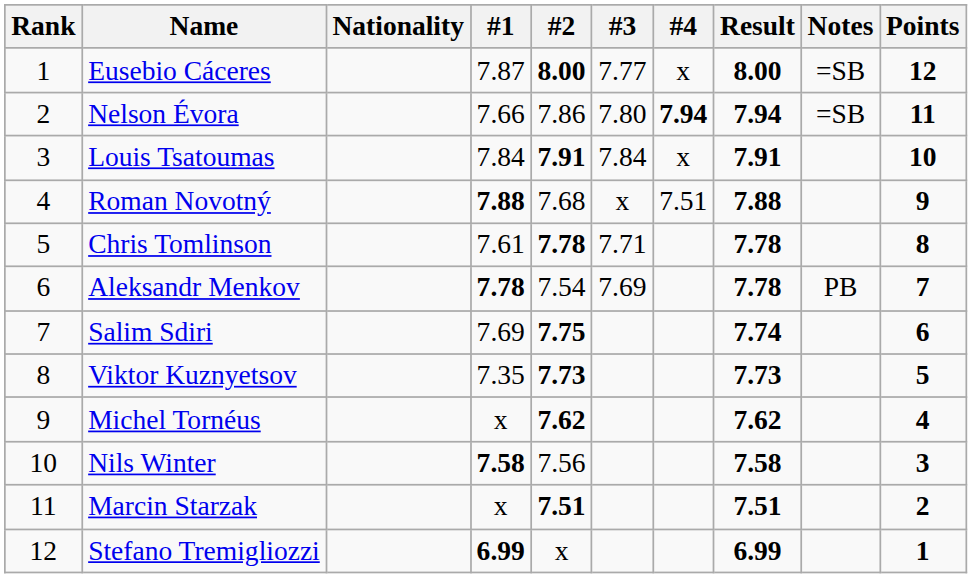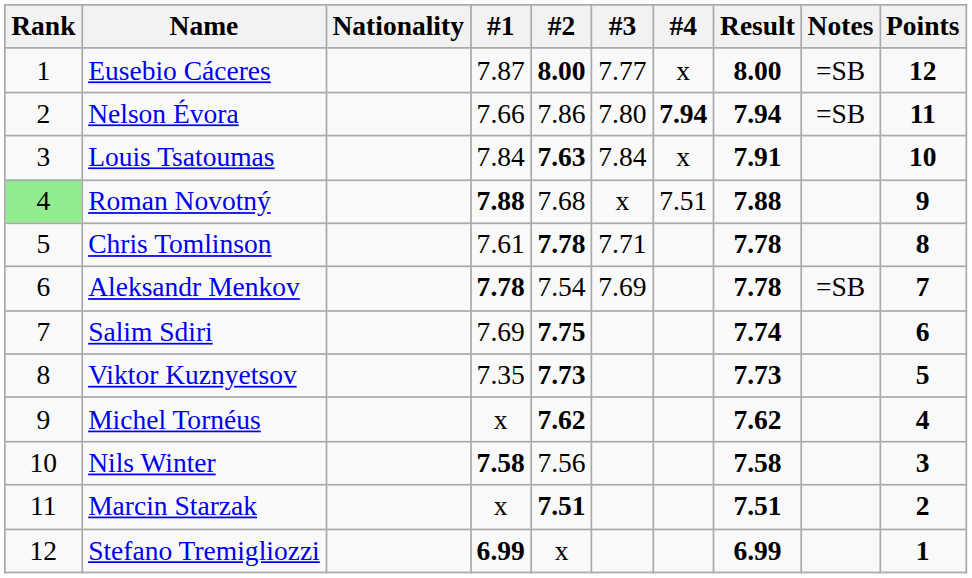(562, 157) 7.91 -> (562, 157) 7.63
(43, 200) no background -> (43, 200) lightgreen background
(840, 288) PB -> (840, 288) =SB
